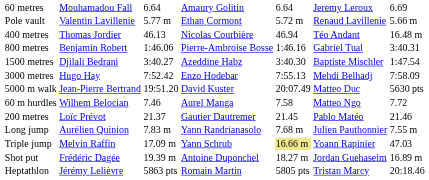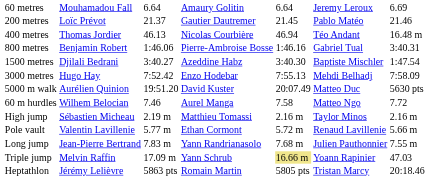rows swapped: (27, 116) <-> (25, 21)
(100, 89) Jean-Pierre Bertrand -> (94, 89) Aurélien Quinion
+ row: (26, 116)
(94, 130) Aurélien Quinion -> (100, 144) Jean-Pierre Bertrand
- row: (22, 157)
